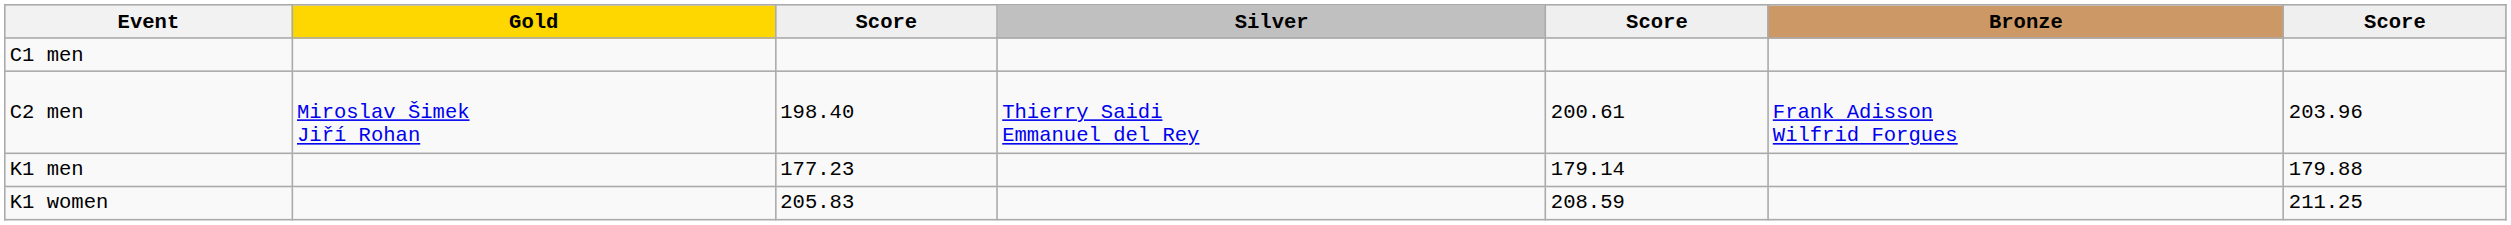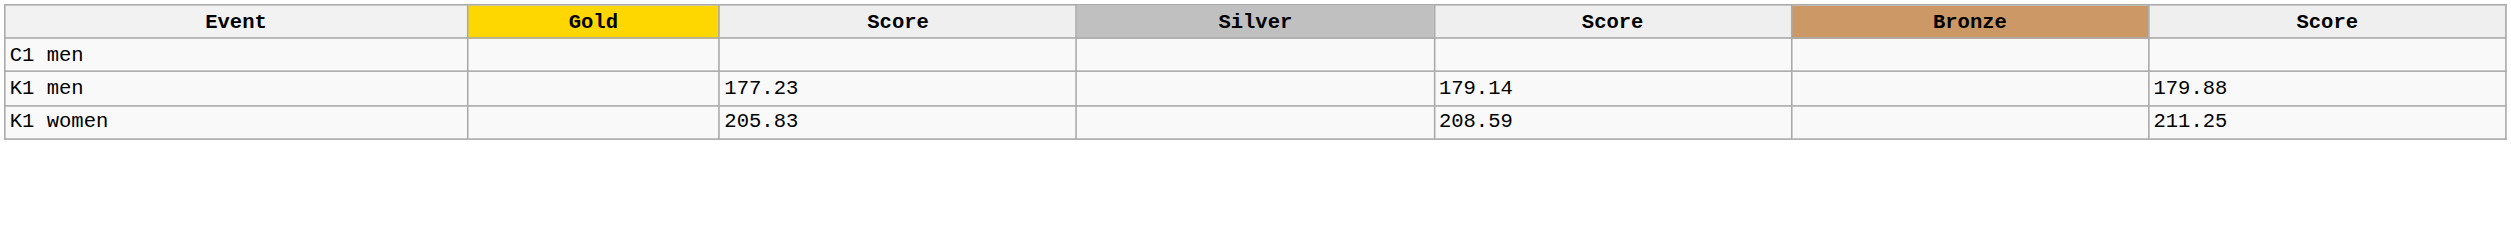- row: (47, 112)
